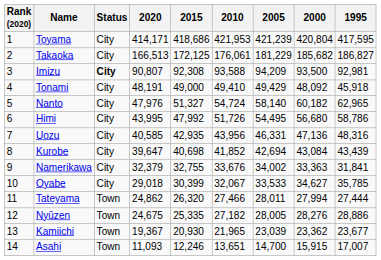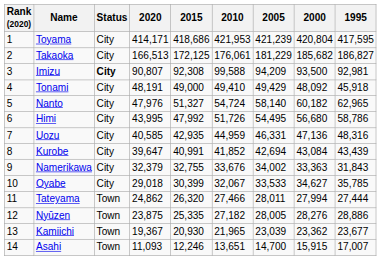(230, 71) 93,588 -> (230, 71) 99,588
(230, 135) 43,956 -> (230, 135) 44,959
(189, 151) 40,698 -> (189, 151) 40,991
(353, 167) 31,841 -> (353, 167) 31,843
(147, 215) 24,675 -> (147, 215) 23,875
